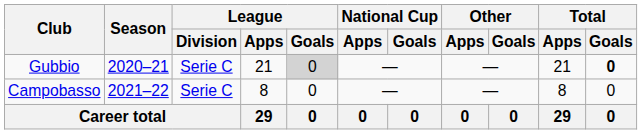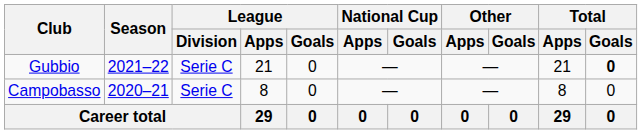(138, 66) 2020–21 -> (138, 66) 2021–22
(312, 66) lightgrey background -> (312, 66) no background
(138, 91) 2021–22 -> (138, 91) 2020–21
